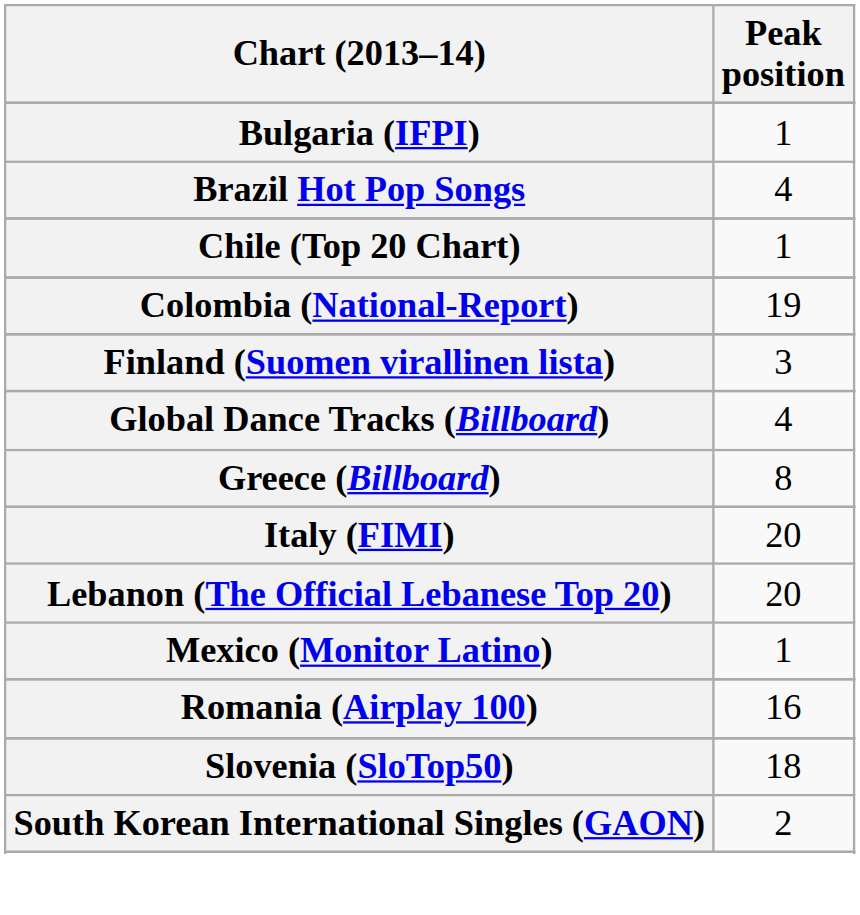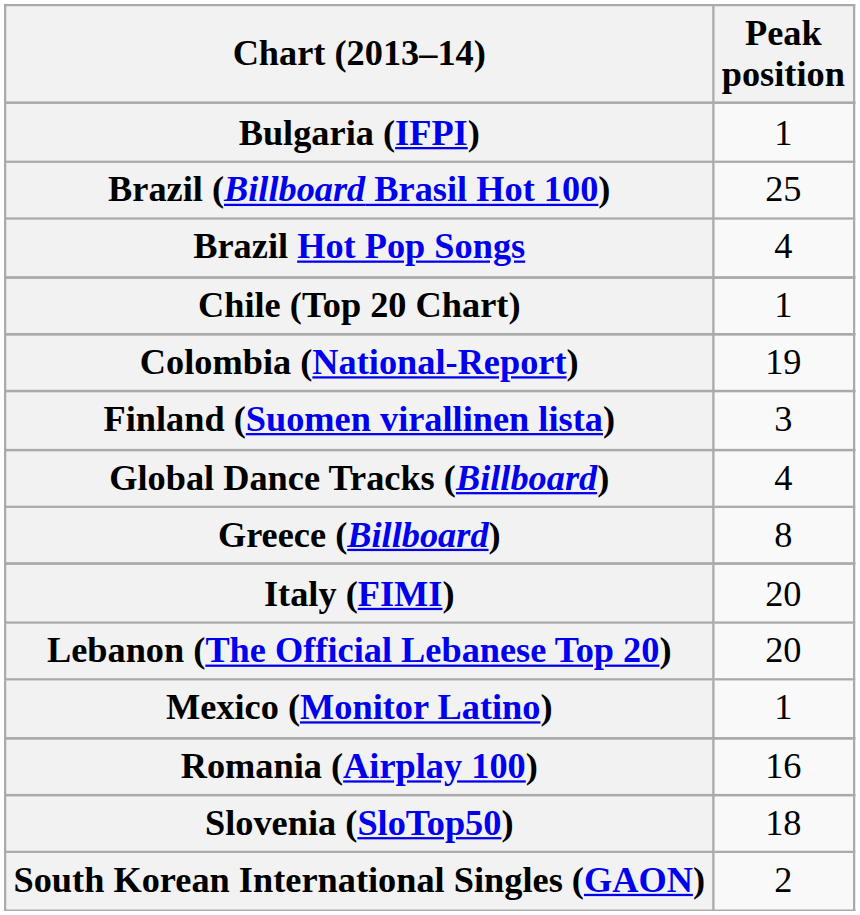+ row: (359, 189)
